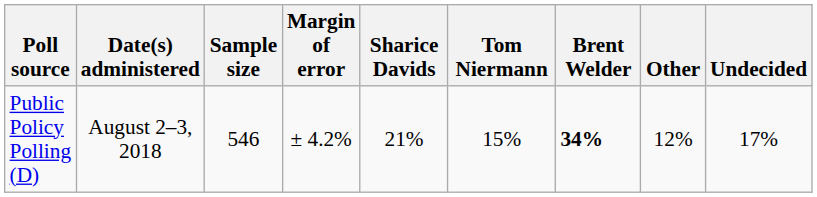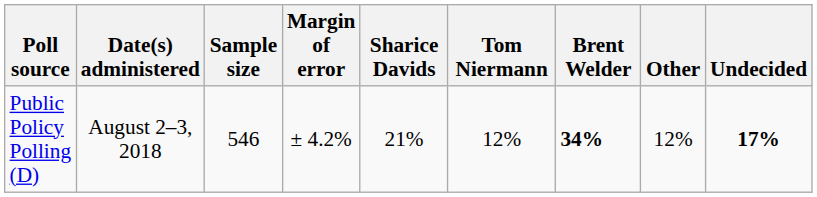(502, 138) 15% -> (502, 138) 12%
(759, 138) normal -> (759, 138) bold
